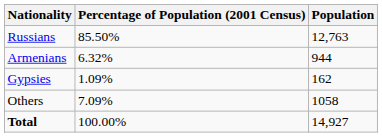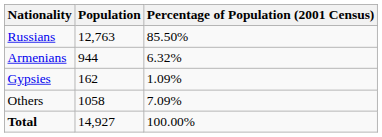columns swapped: (343, 15) <-> (192, 15)
